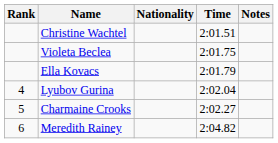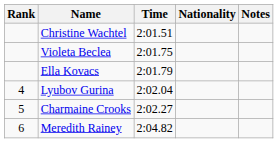columns swapped: (165, 14) <-> (218, 14)
